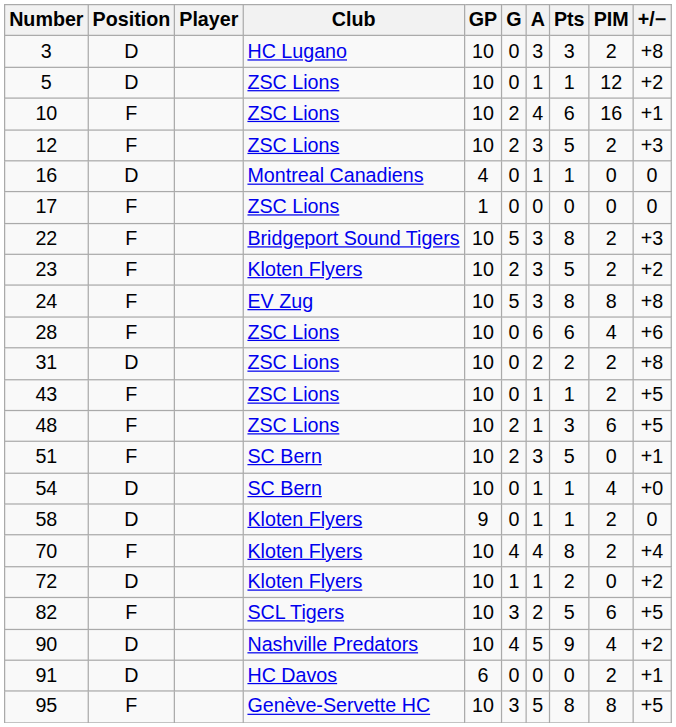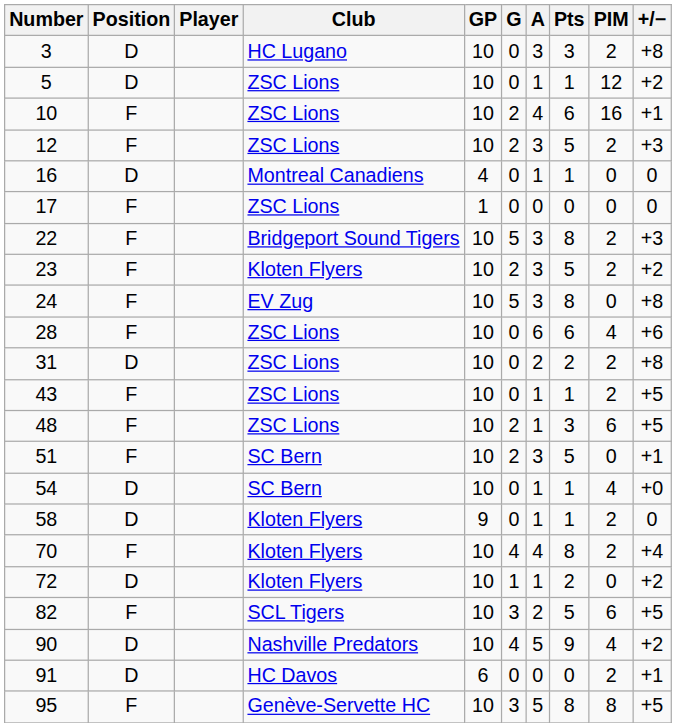(611, 301) 8 -> (611, 301) 0
